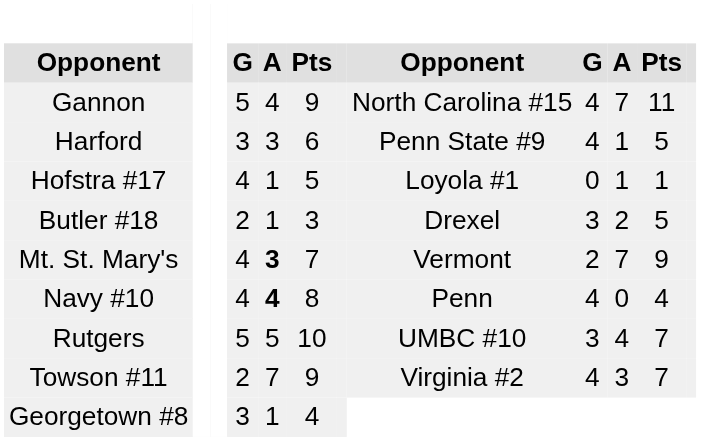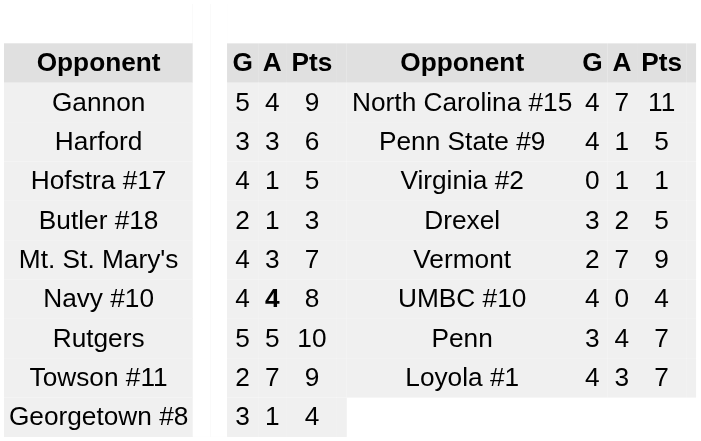(462, 180) Loyola #1 -> (462, 180) Virginia #2
(272, 259) bold -> (272, 259) normal
(462, 298) Penn -> (462, 298) UMBC #10
(462, 338) UMBC #10 -> (462, 338) Penn
(462, 377) Virginia #2 -> (462, 377) Loyola #1
